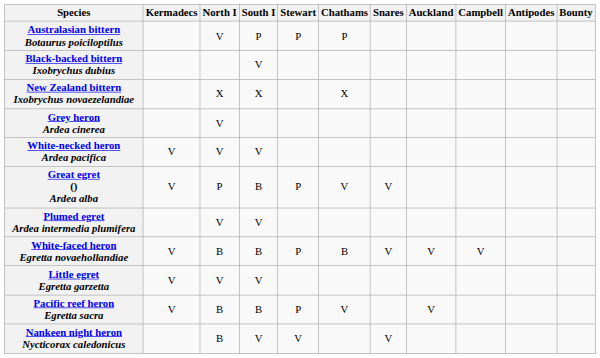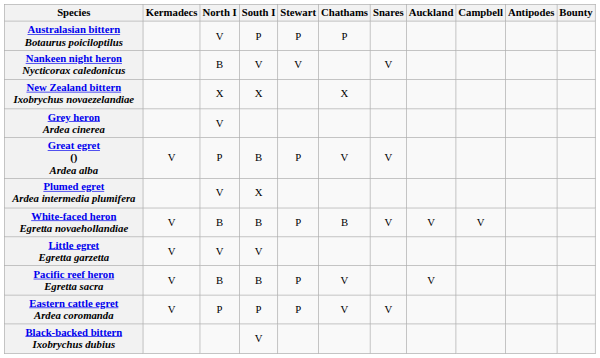rows swapped: (74, 65) <-> (74, 338)
- row: (74, 152)
(259, 222) V -> (259, 193) X
+ row: (74, 309)
